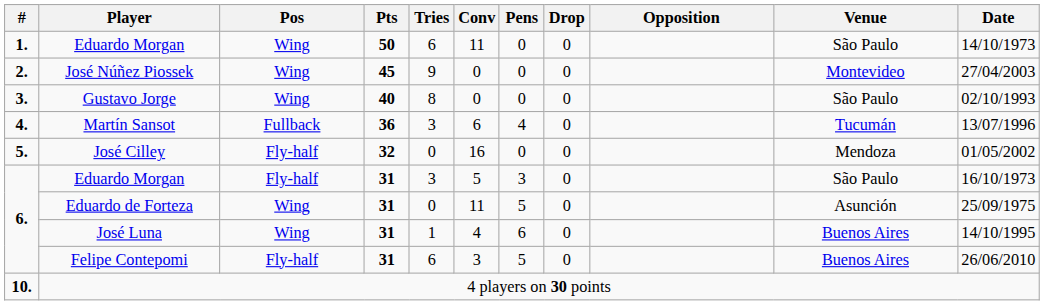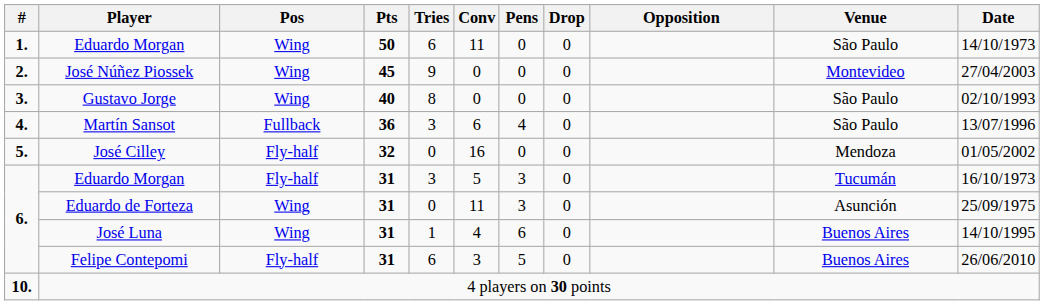(865, 125) Tucumán -> (865, 125) São Paulo
(865, 178) São Paulo -> (865, 178) Tucumán
(522, 205) 5 -> (522, 205) 3
